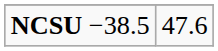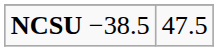(185, 25) 47.6 -> (185, 25) 47.5
